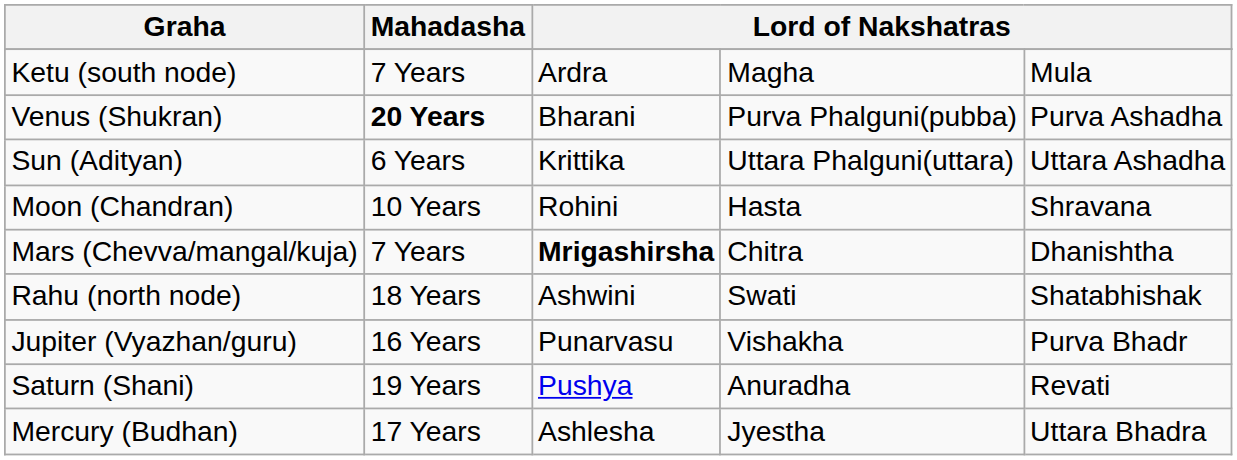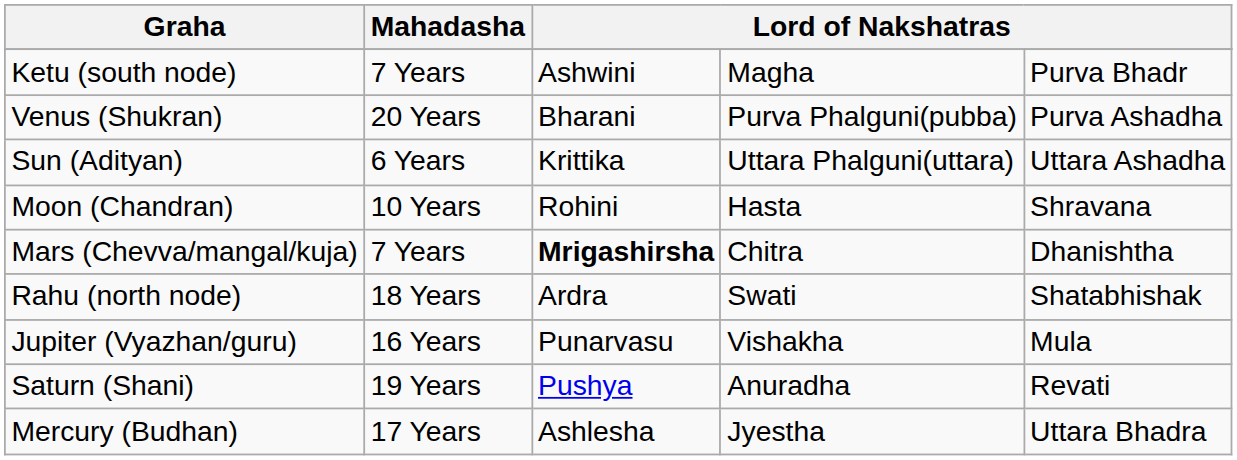(573, 71) Ardra -> (587, 71) Ashwini
(1061, 71) Mula -> (1109, 71) Purva Bhadr
(428, 116) bold -> (426, 116) normal
(587, 296) Ashwini -> (573, 296) Ardra
(1109, 341) Purva Bhadr -> (1061, 341) Mula
